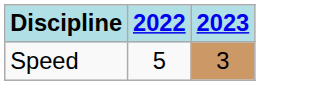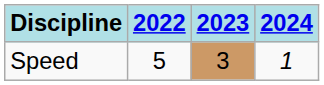+ column: (286, 23)
